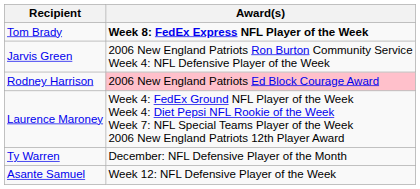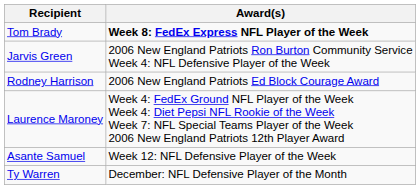(244, 81) pink background -> (244, 81) no background
rows swapped: (46, 175) <-> (33, 156)
